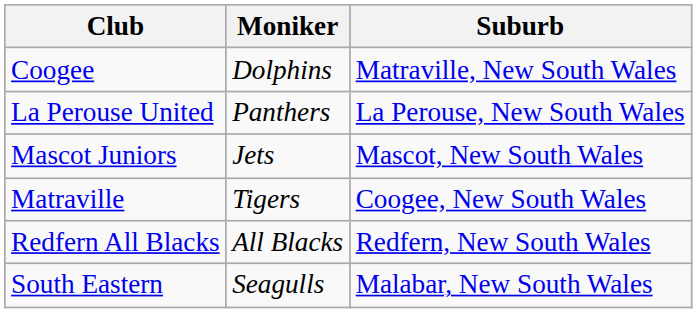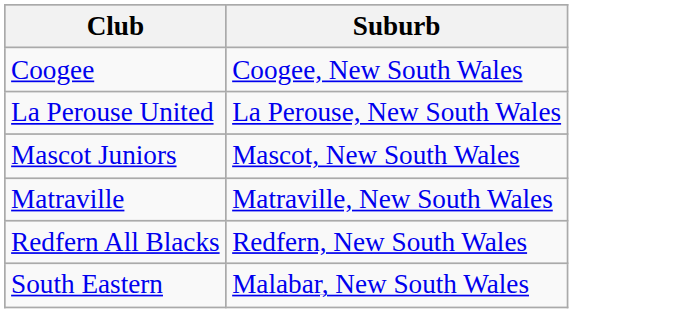- column: (288, 26)
(516, 69) Matraville, New South Wales -> (377, 69) Coogee, New South Wales
(501, 198) Coogee, New South Wales -> (392, 198) Matraville, New South Wales
